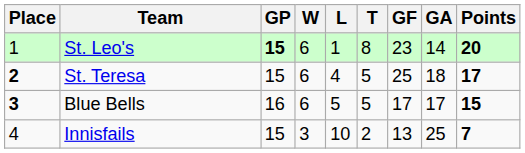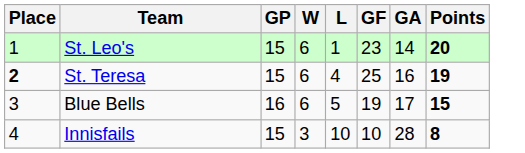- column: (372, 18)
(275, 47) bold -> (275, 47) normal
(436, 76) 18 -> (405, 76) 16
(471, 76) 17 -> (440, 76) 19
(14, 104) bold -> (14, 104) normal
(402, 104) 17 -> (371, 104) 19
(402, 133) 13 -> (371, 133) 10
(436, 133) 25 -> (405, 133) 28
(466, 133) 7 -> (435, 133) 8
